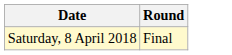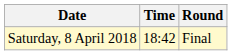+ column: (159, 15)
